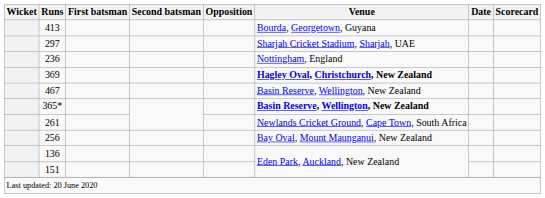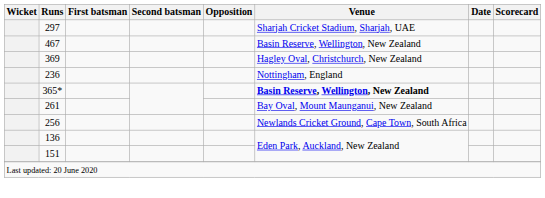- row: (52, 28)
rows swapped: (52, 91) <-> (52, 59)
(344, 75) bold -> (339, 59) normal
(362, 122) Newlands Cricket Ground, Cape Town, South Africa -> (344, 106) Bay Oval, Mount Maunganui, New Zealand
(344, 138) Bay Oval, Mount Maunganui, New Zealand -> (362, 122) Newlands Cricket Ground, Cape Town, South Africa
